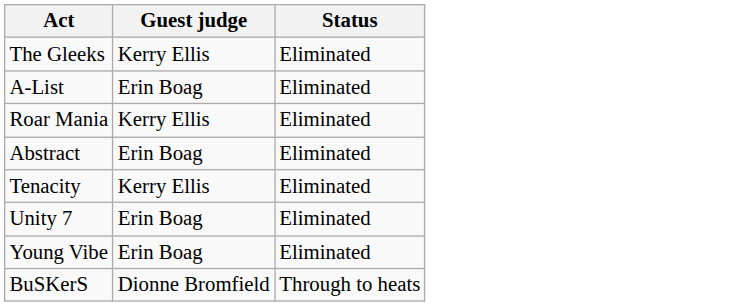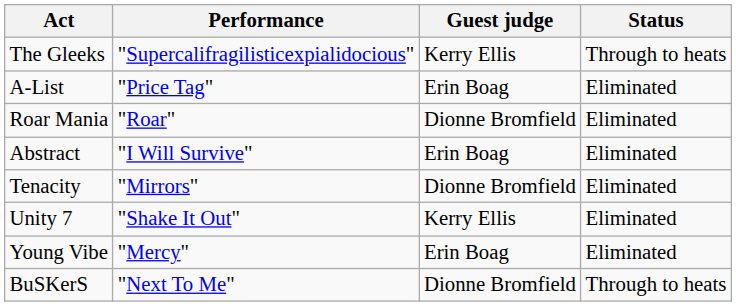+ column: (266, 20)
(325, 53) Eliminated -> (656, 53) Through to heats
(164, 119) Kerry Ellis -> (500, 119) Dionne Bromfield
(164, 185) Kerry Ellis -> (500, 185) Dionne Bromfield
(160, 218) Erin Boag -> (470, 218) Kerry Ellis
